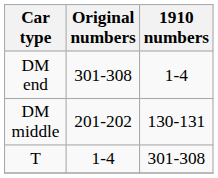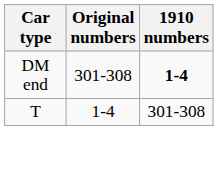(176, 74) normal -> (176, 74) bold
- row: (36, 121)
